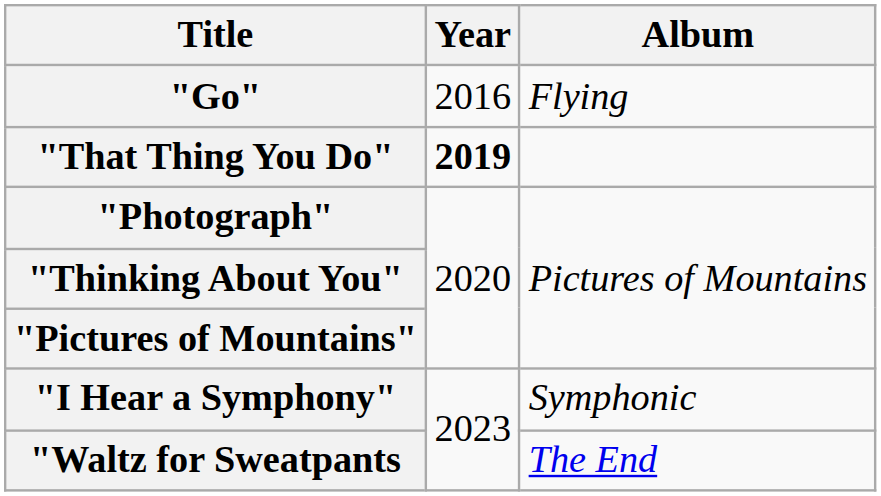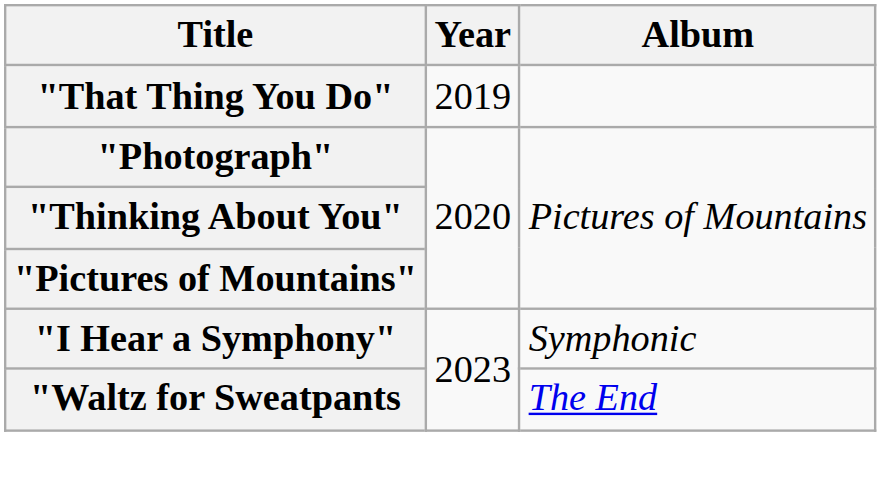- row: (215, 95)
(473, 156) bold -> (473, 95) normal
